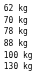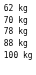- row: (18, 66)
